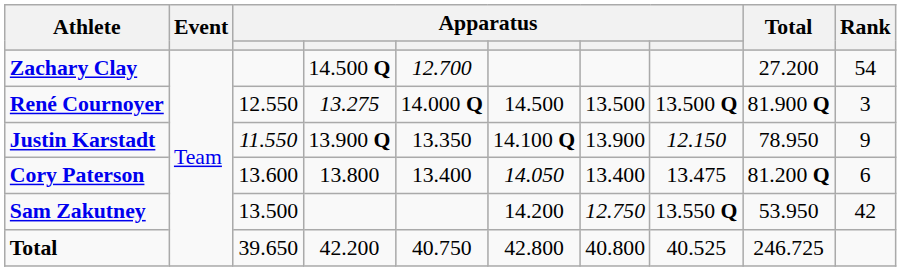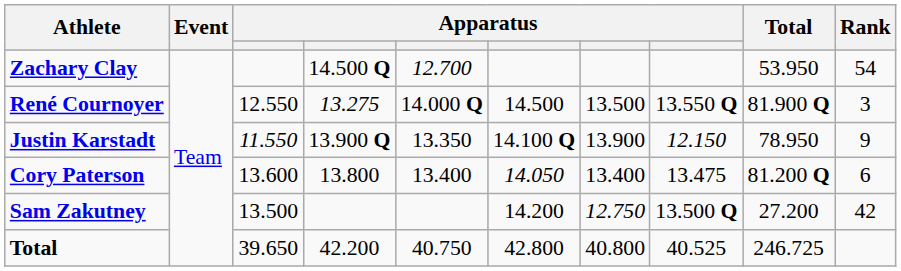(789, 68) 27.200 -> (789, 68) 53.950
(696, 104) 13.500 Q -> (696, 104) 13.550 Q
(696, 211) 13.550 Q -> (696, 211) 13.500 Q
(789, 211) 53.950 -> (789, 211) 27.200
